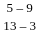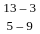rows swapped: (20, 8) <-> (20, 26)
